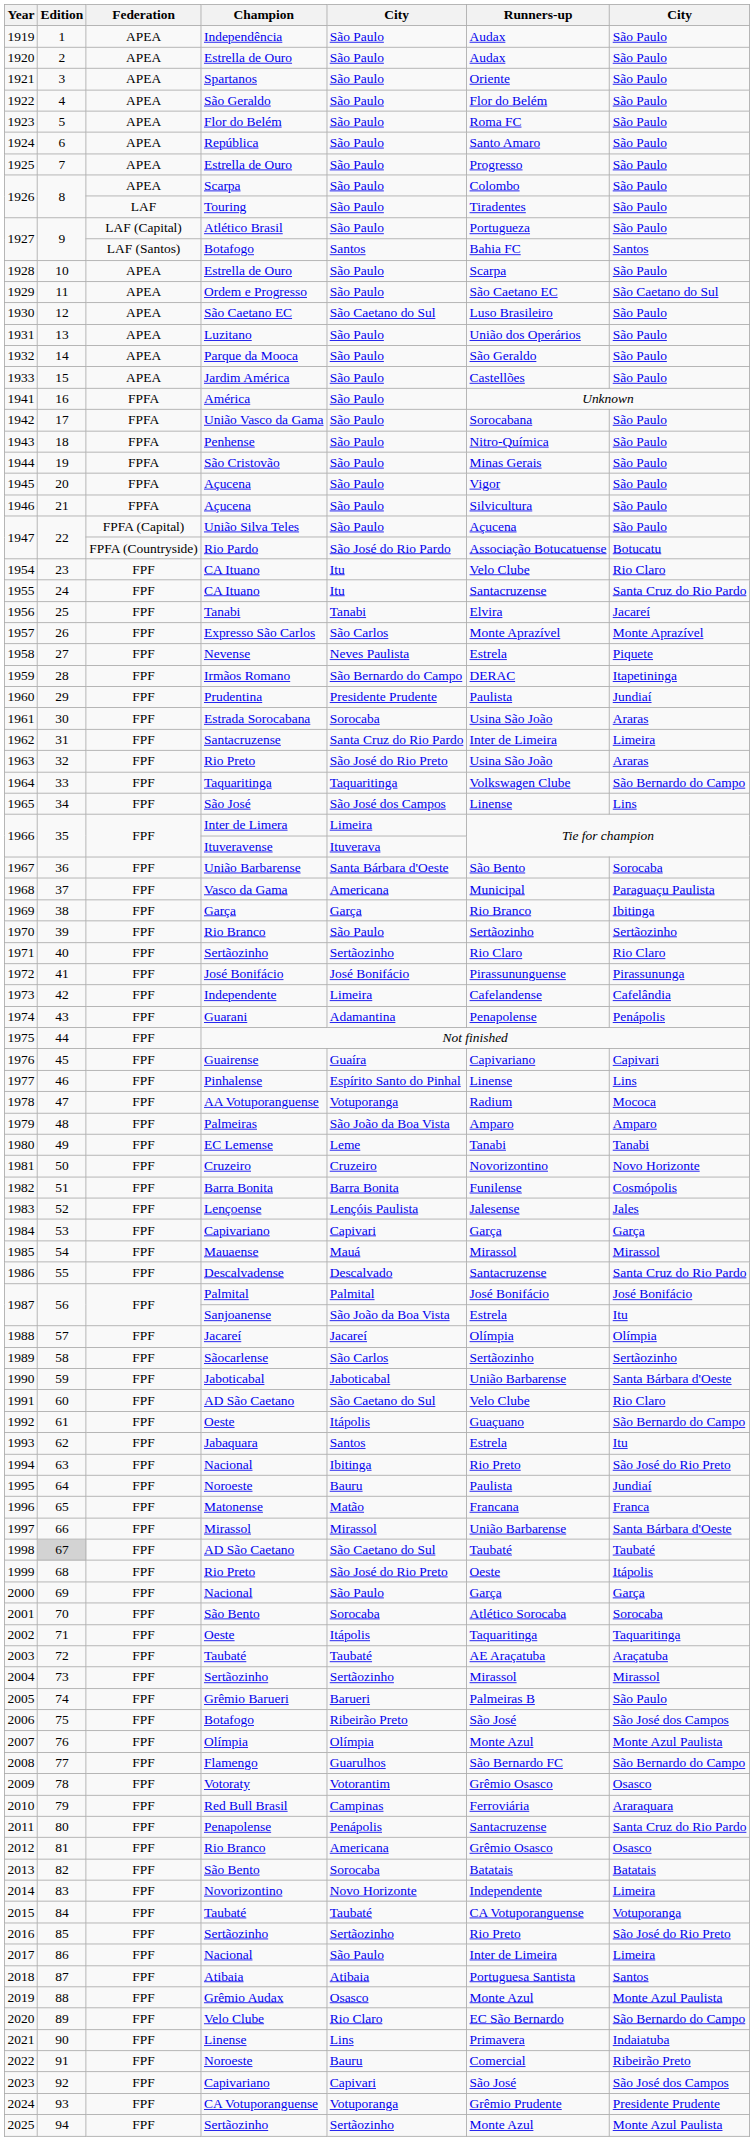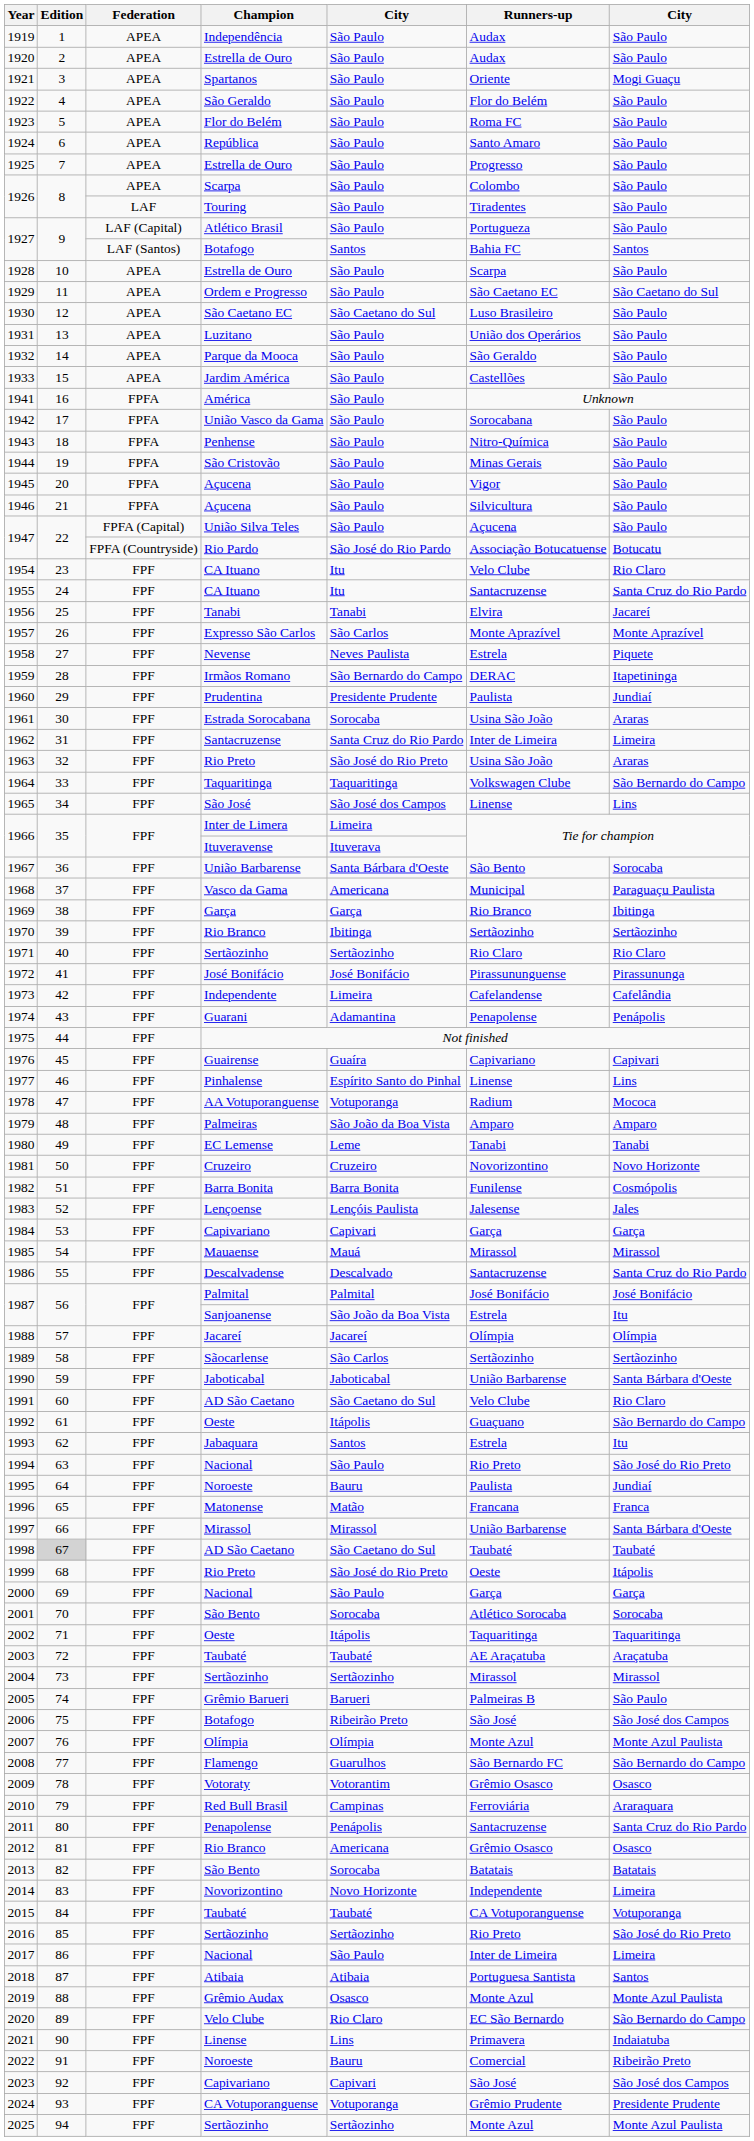(640, 79) São Paulo -> (647, 79) Mogi Guaçu
(357, 931) São Paulo -> (351, 931) Ibitinga
(351, 1464) Ibitinga -> (357, 1464) São Paulo
